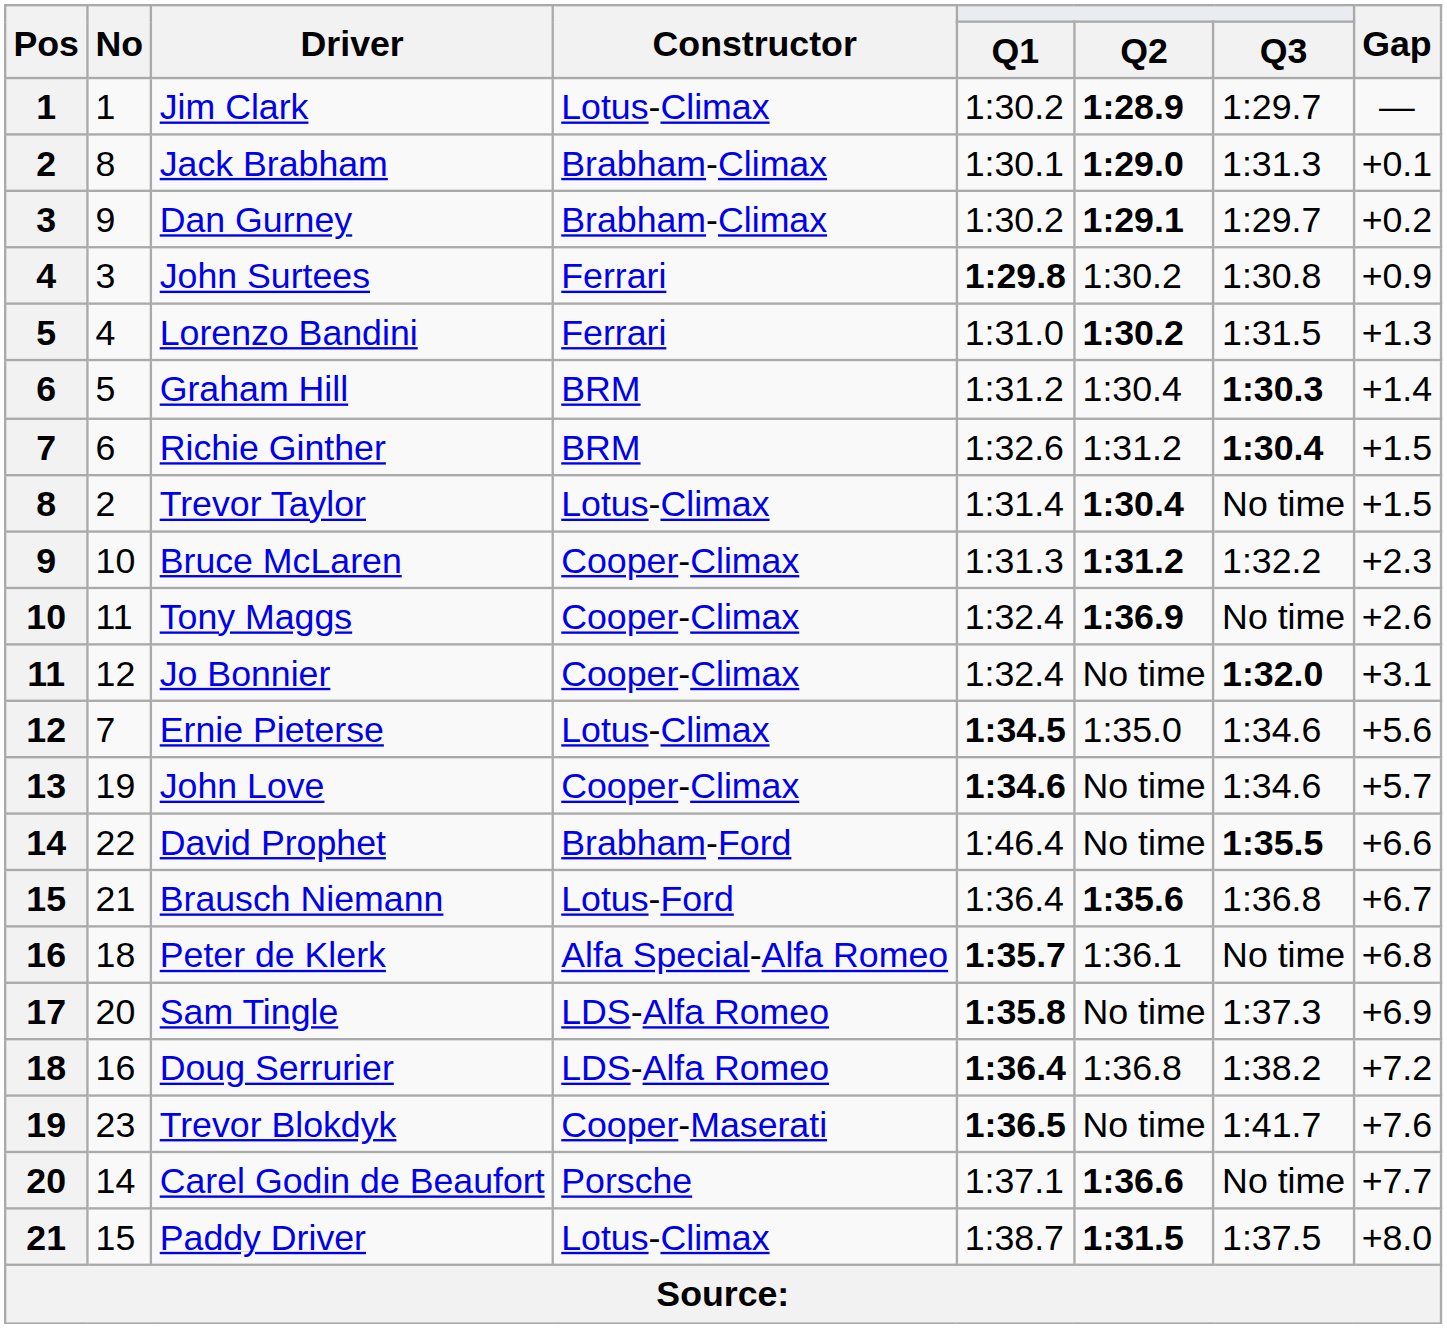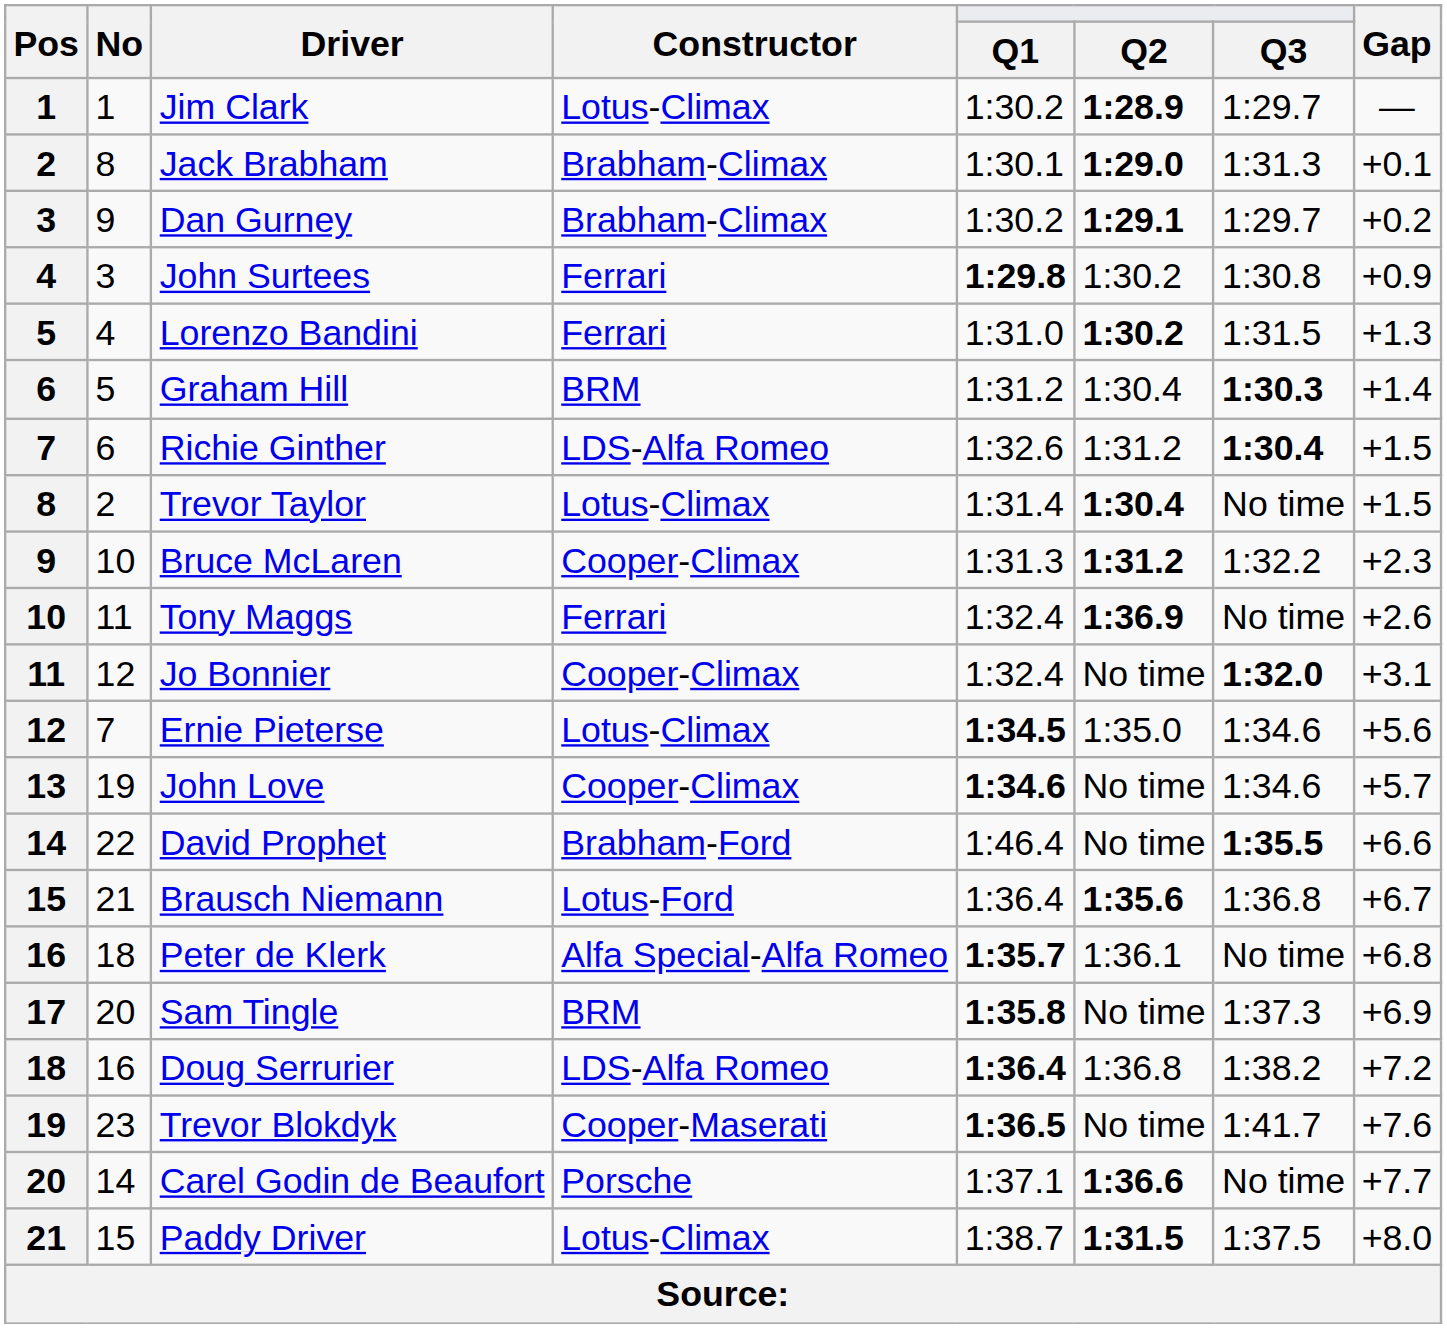(601, 446) BRM -> (695, 446) LDS-Alfa Romeo
(680, 616) Cooper-Climax -> (614, 616) Ferrari
(695, 1012) LDS-Alfa Romeo -> (601, 1012) BRM
